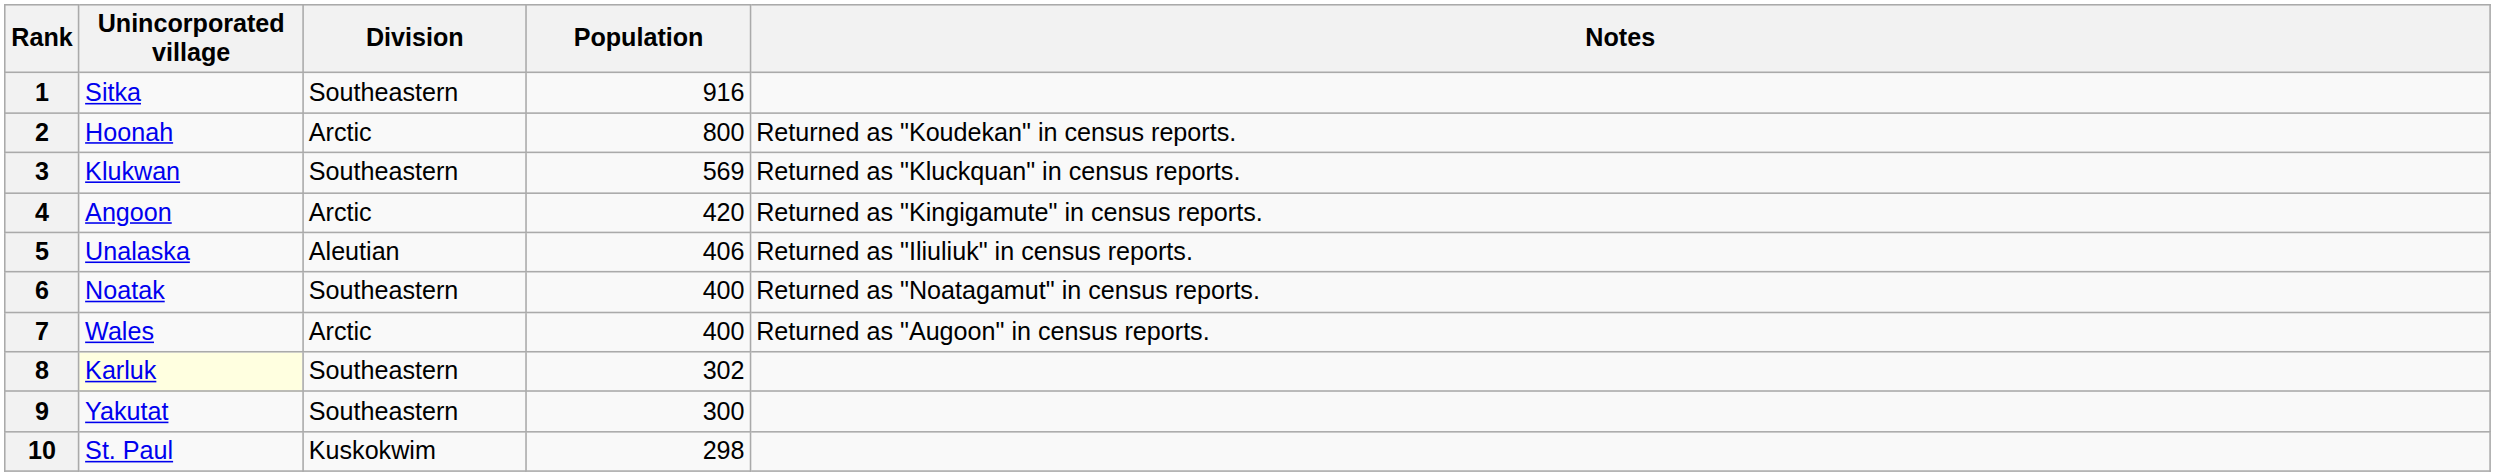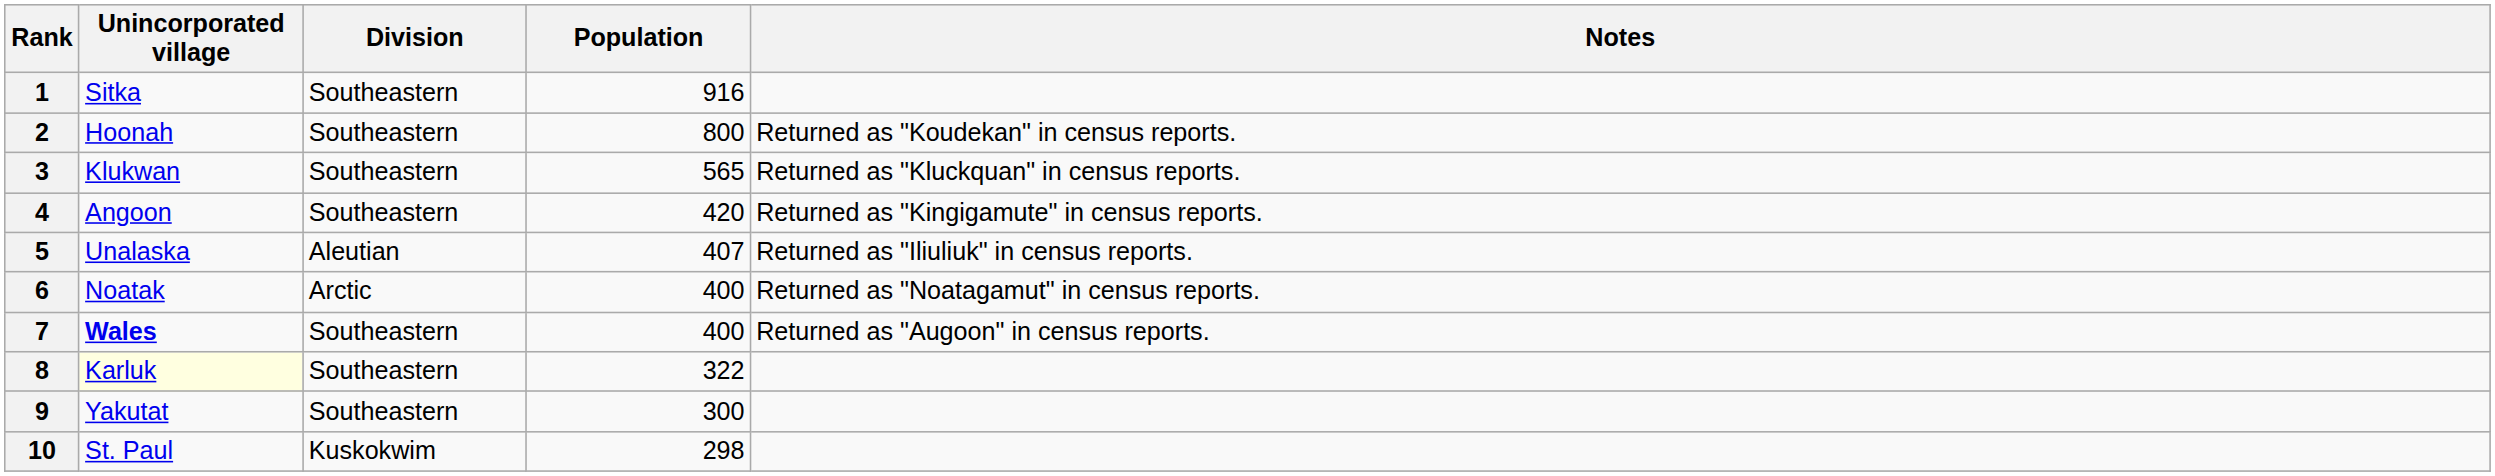(340, 132) Arctic -> (384, 132) Southeastern
(724, 172) 569 -> (724, 172) 565
(340, 212) Arctic -> (384, 212) Southeastern
(724, 251) 406 -> (724, 251) 407
(384, 291) Southeastern -> (340, 291) Arctic
(120, 331) normal -> (121, 331) bold
(340, 331) Arctic -> (384, 331) Southeastern
(724, 371) 302 -> (724, 371) 322
